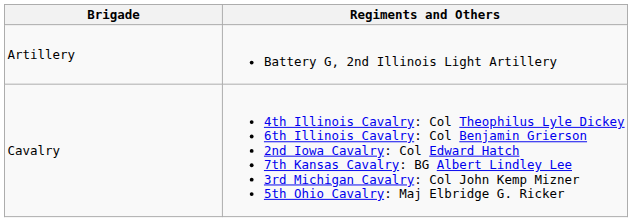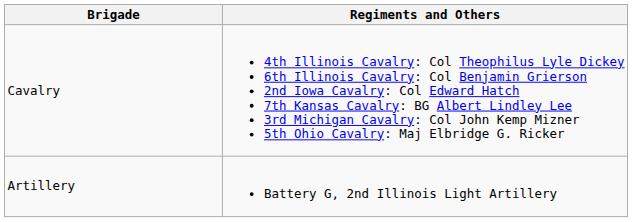rows swapped: (34, 150) <-> (41, 55)
